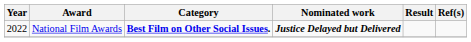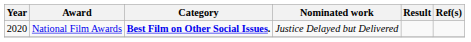(17, 28) 2022 -> (17, 28) 2020
(338, 28) bold -> (337, 28) normal
